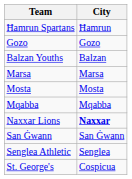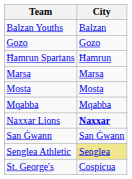rows swapped: (35, 58) <-> (41, 27)
(95, 151) no background -> (95, 151) khaki background
